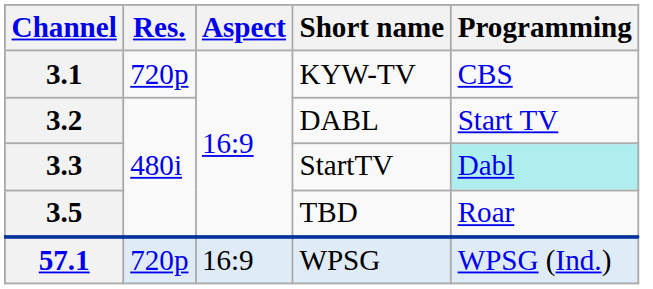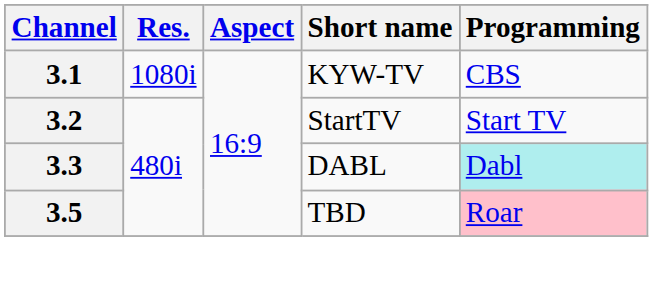(159, 73) 720p -> (163, 73) 1080i
(339, 119) DABL -> (354, 119) StartTV
(346, 166) StartTV -> (347, 166) DABL
(486, 212) no background -> (494, 212) pink background
- row: (64, 260)
